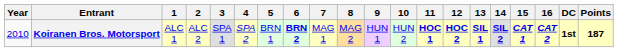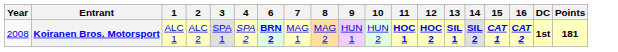- column: (271, 12)
(18, 33) 2010 -> (18, 33) 2008
(596, 33) 187 -> (570, 33) 181
